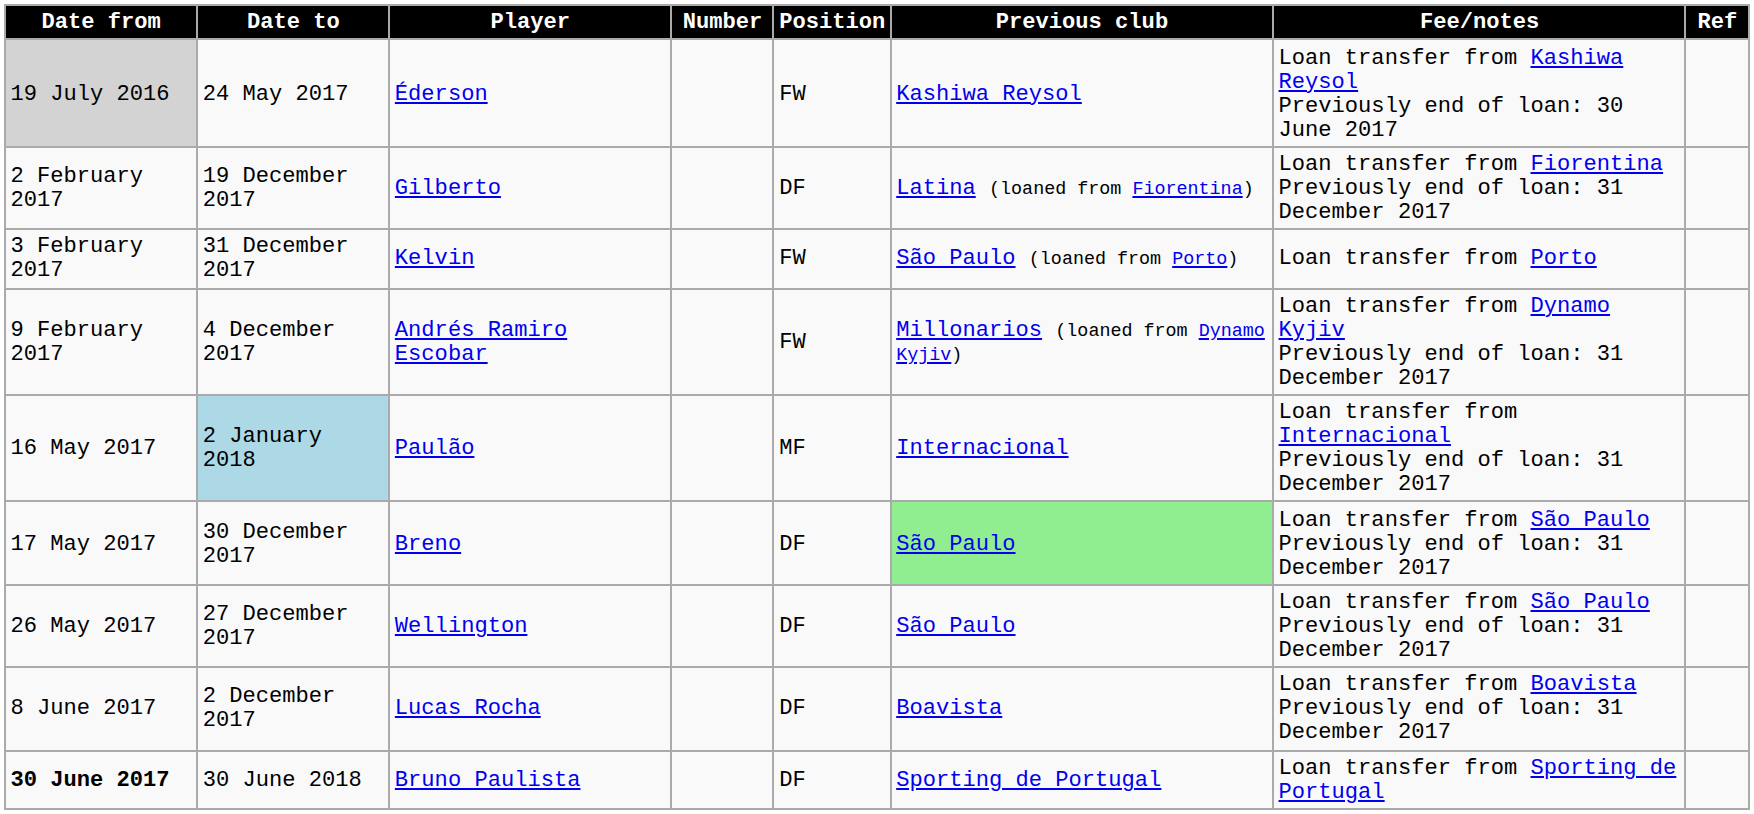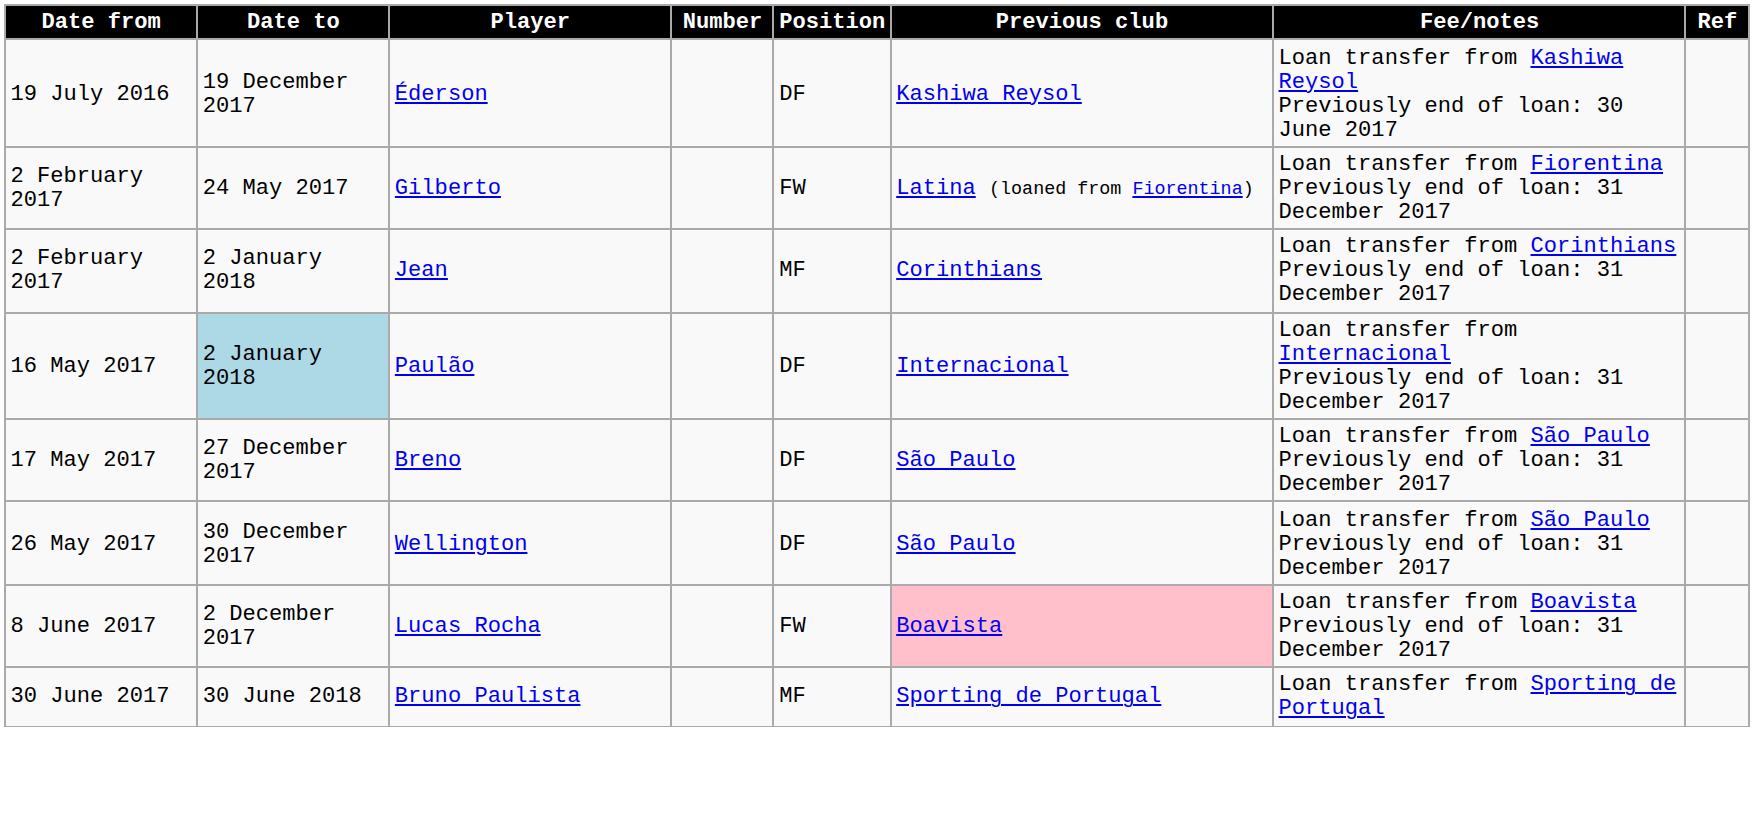(90, 93) lightgrey background -> (90, 93) no background
(276, 93) 24 May 2017 -> (276, 93) 19 December 2017
(793, 93) FW -> (793, 93) DF
(276, 188) 19 December 2017 -> (276, 188) 24 May 2017
(793, 188) DF -> (793, 188) FW
+ row: (421, 271)
- row: (435, 259)
- row: (481, 342)
(793, 449) MF -> (793, 366) DF
(276, 543) 30 December 2017 -> (276, 461) 27 December 2017
(956, 543) lightgreen background -> (956, 461) no background
(276, 626) 27 December 2017 -> (276, 543) 30 December 2017
(793, 709) DF -> (793, 626) FW
(949, 709) no background -> (949, 626) pink background
(90, 780) bold -> (90, 697) normal
(793, 780) DF -> (793, 697) MF
